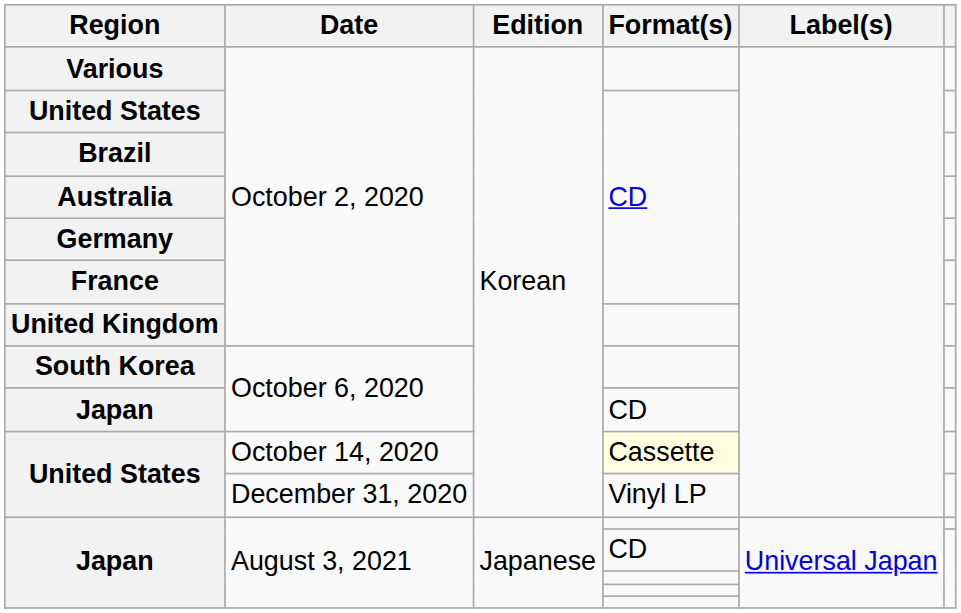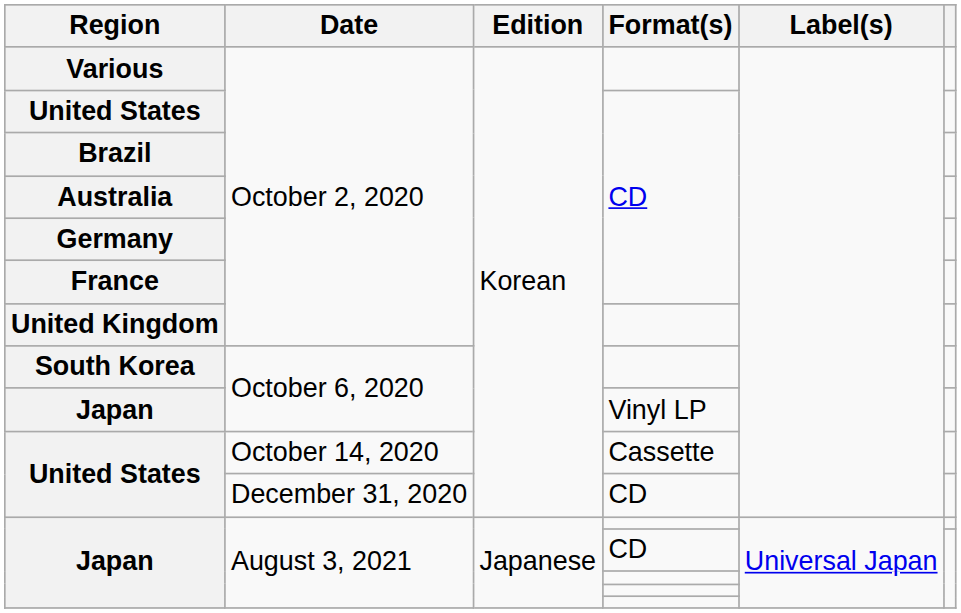(628, 409) CD -> (657, 409) Vinyl LP
(661, 452) lightyellow background -> (661, 452) no background
(657, 494) Vinyl LP -> (628, 494) CD
